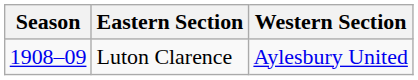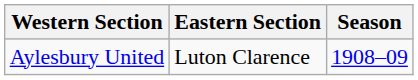columns swapped: (48, 21) <-> (331, 21)
